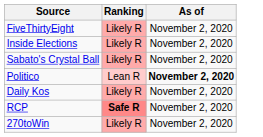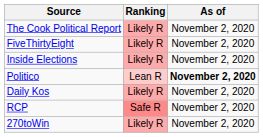+ row: (64, 28)
- row: (53, 60)
(124, 108) bold -> (145, 108) normal
